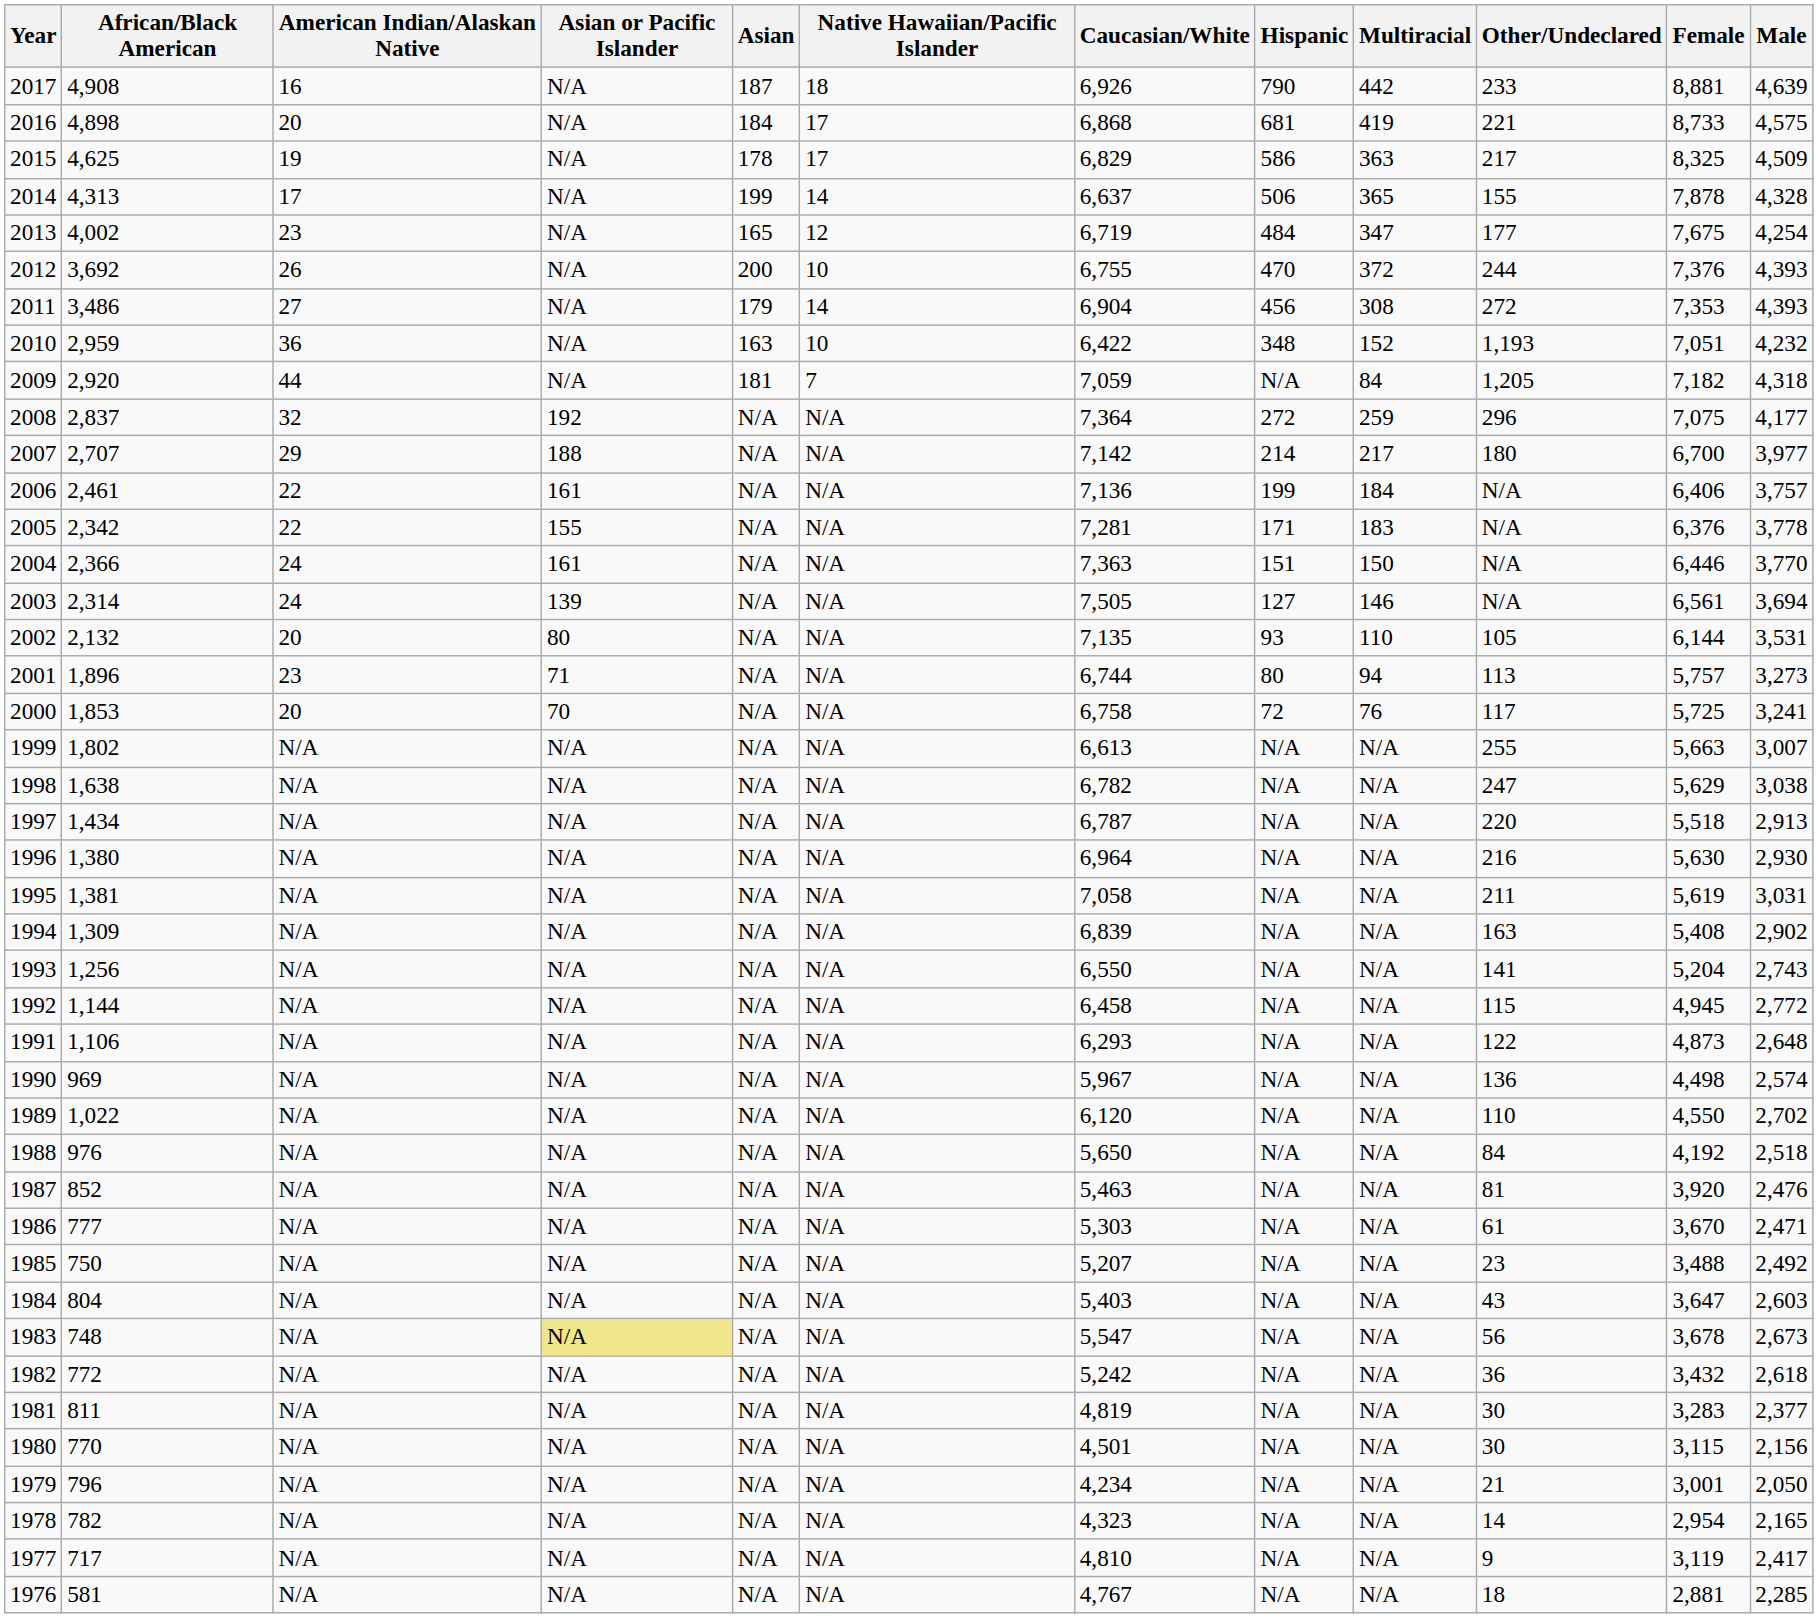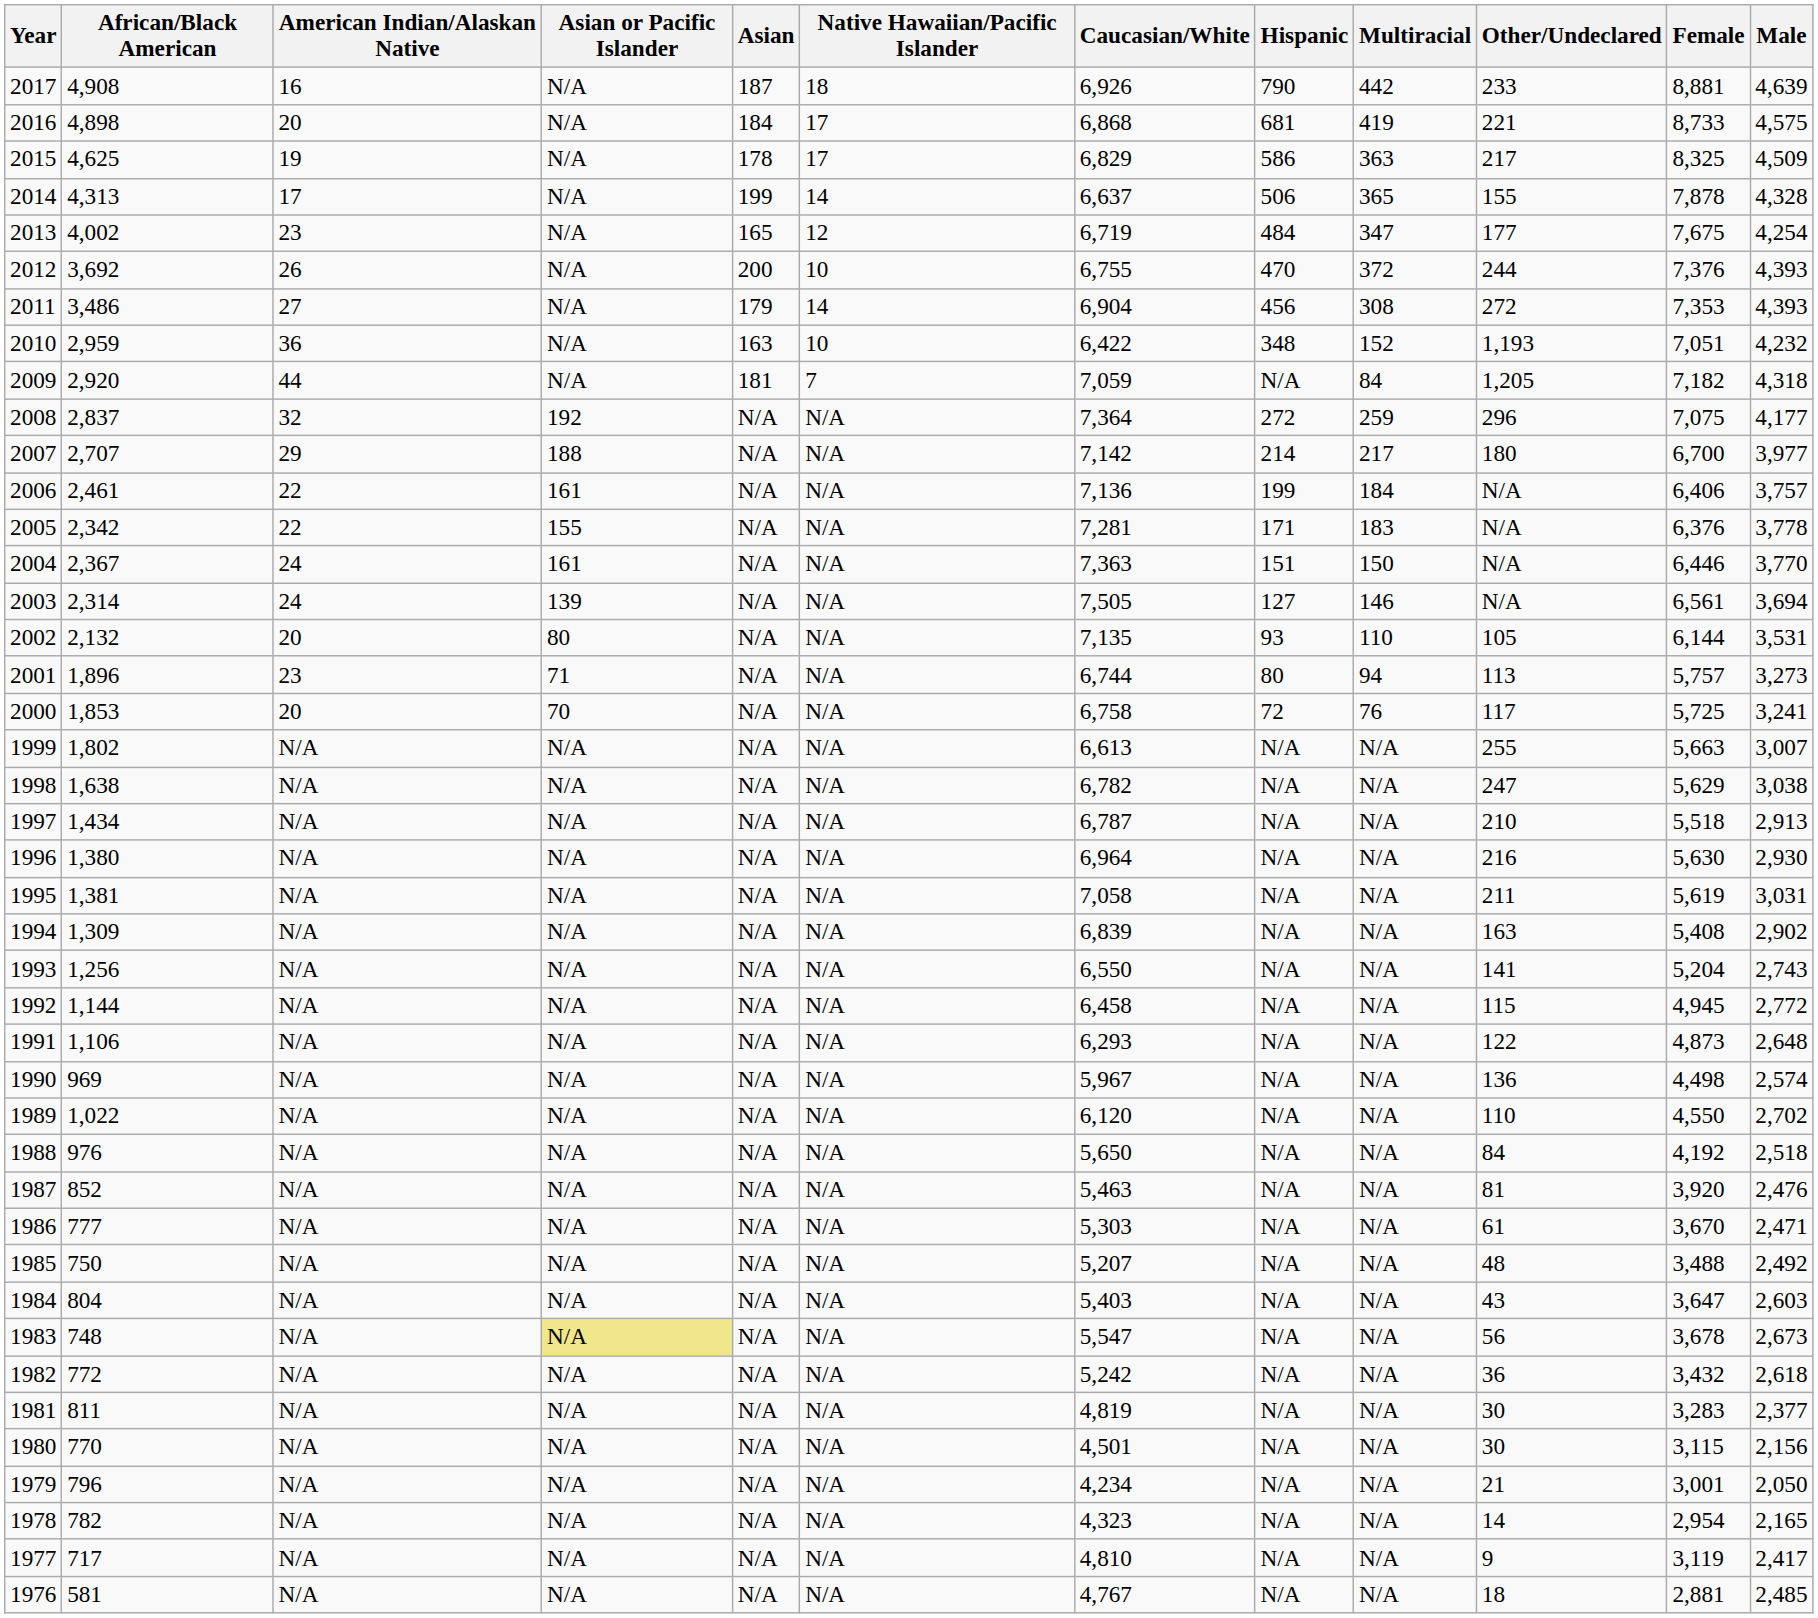(93, 564) 2,366 -> (93, 564) 2,367
(1499, 821) 220 -> (1499, 821) 210
(1493, 1263) 23 -> (1493, 1263) 48
(1781, 1594) 2,285 -> (1781, 1594) 2,485
